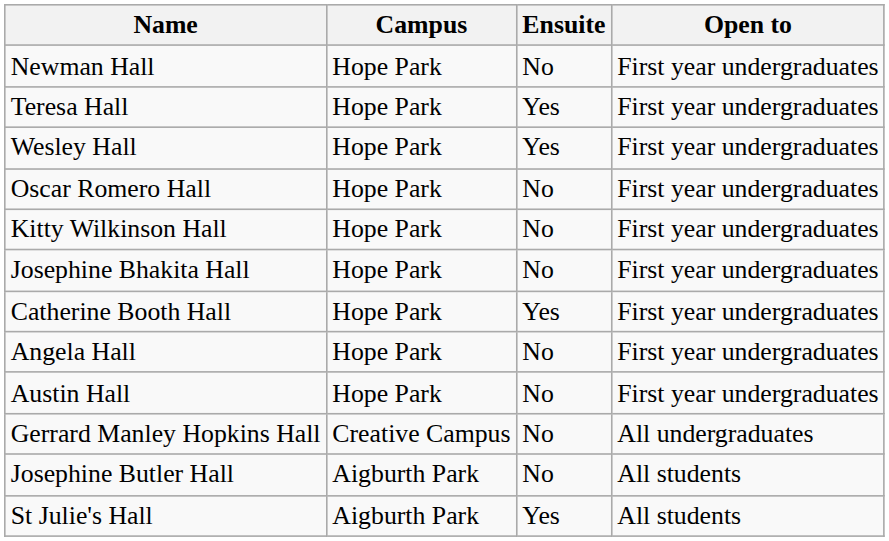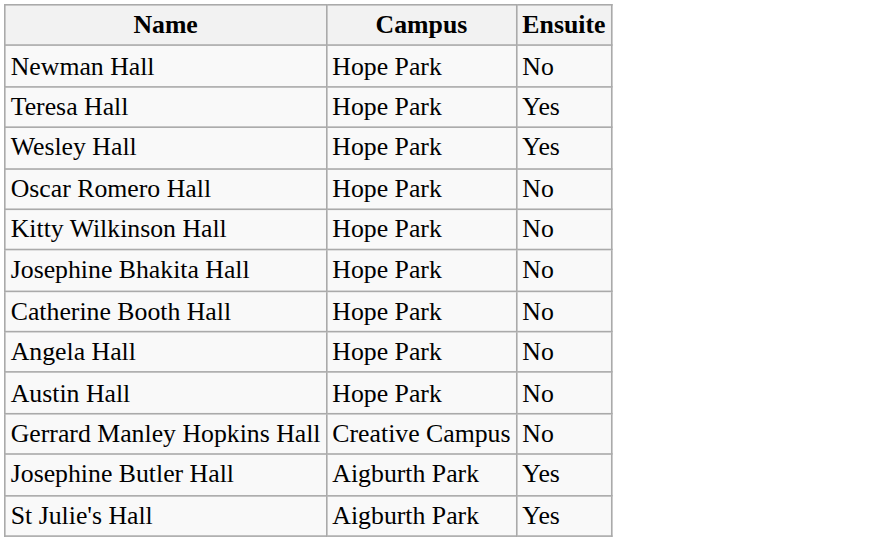- column: (748, 24)
(541, 310) Yes -> (538, 310) No
(538, 474) No -> (541, 474) Yes
